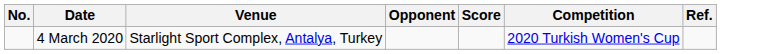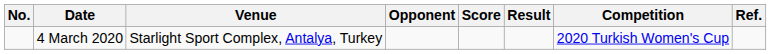+ column: (529, 15)
